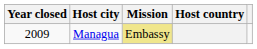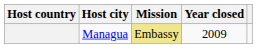columns swapped: (210, 14) <-> (37, 14)
